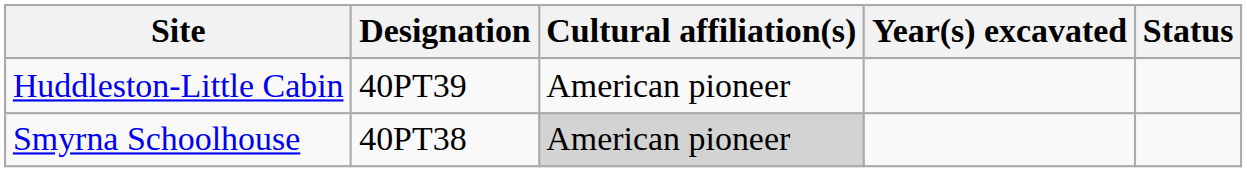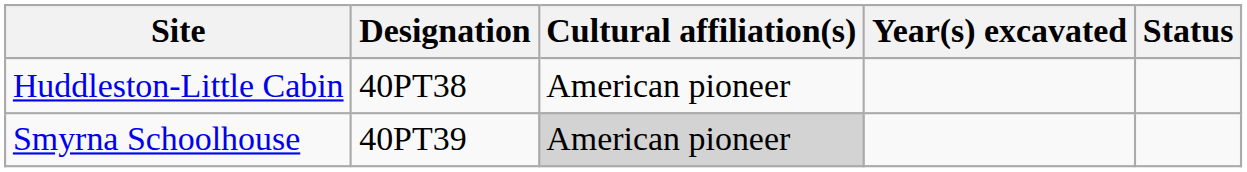(413, 85) 40PT39 -> (413, 85) 40PT38
(413, 138) 40PT38 -> (413, 138) 40PT39
